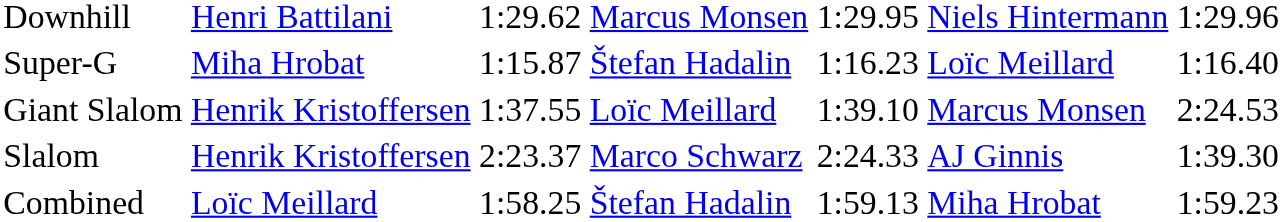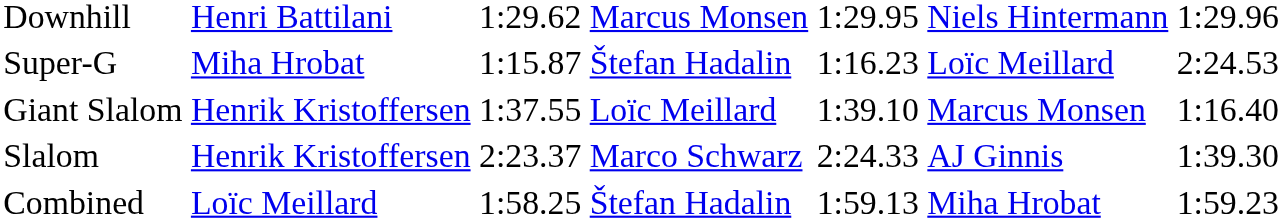(1228, 63) 1:16.40 -> (1228, 63) 2:24.53
(1228, 109) 2:24.53 -> (1228, 109) 1:16.40
